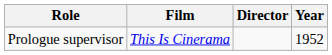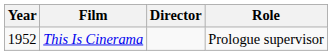columns swapped: (309, 15) <-> (66, 15)
